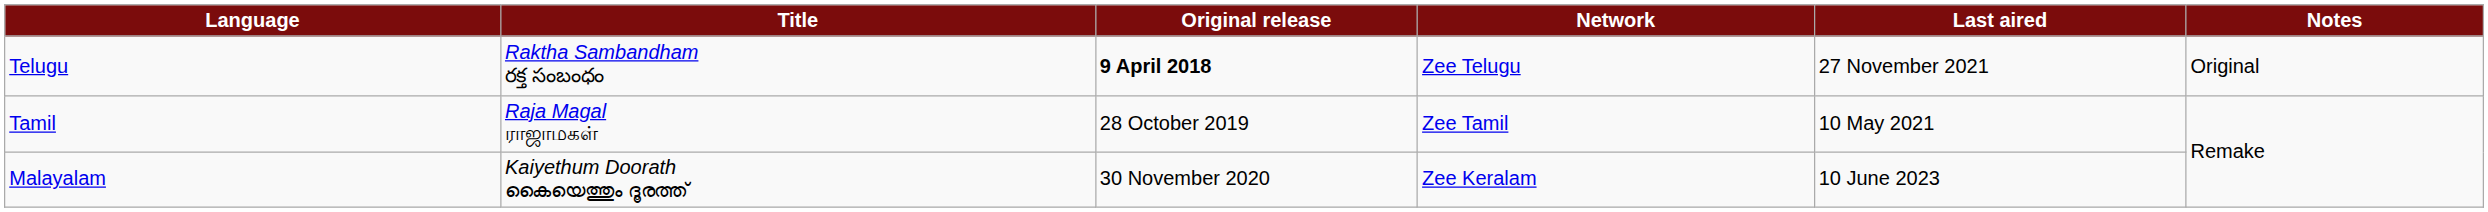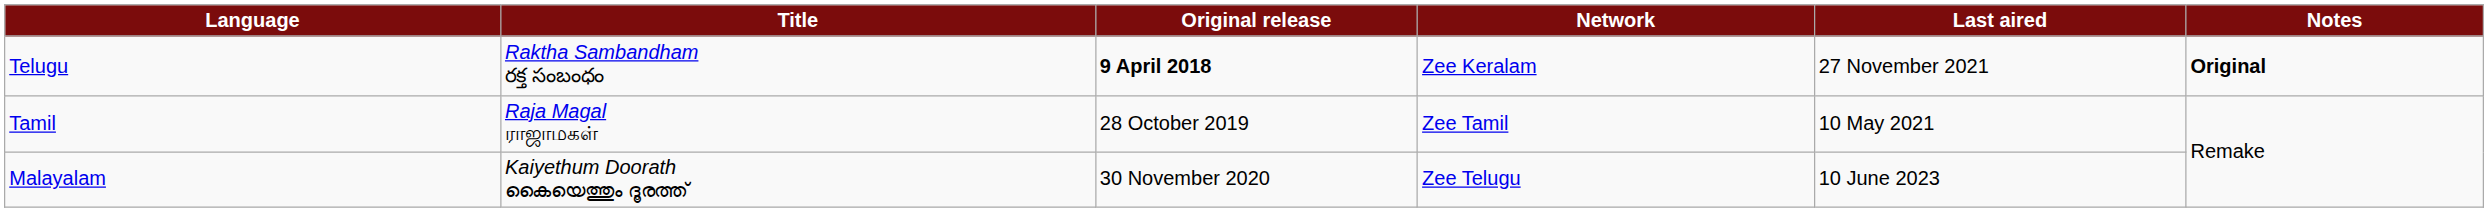(1471, 65) Zee Telugu -> (1479, 65) Zee Keralam
(2225, 65) normal -> (2228, 65) bold
(1479, 179) Zee Keralam -> (1471, 179) Zee Telugu
